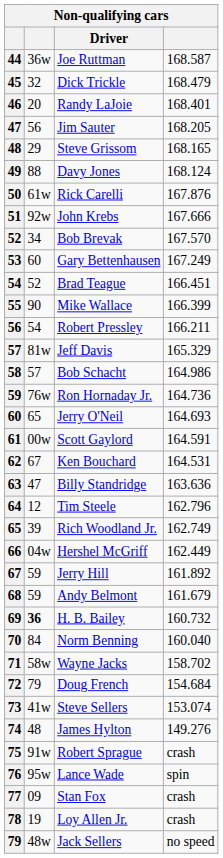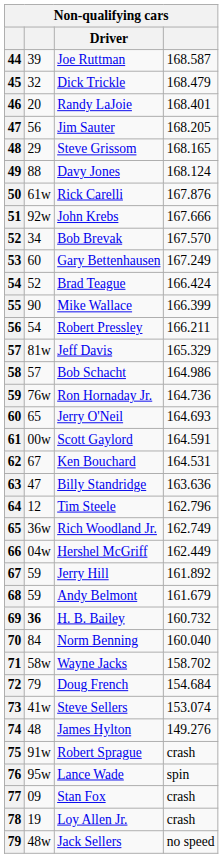(39, 60) 36w -> (34, 60) 39
(189, 283) 166.451 -> (189, 283) 166.424
(34, 529) 39 -> (39, 529) 36w
